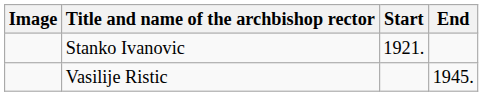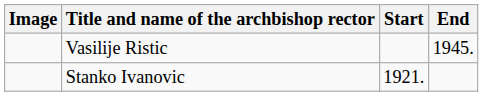rows swapped: (125, 47) <-> (117, 76)
